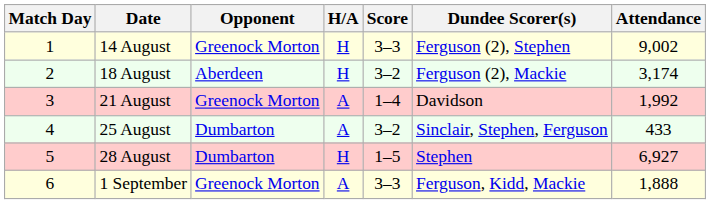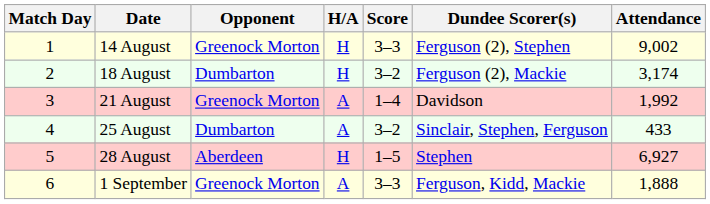(229, 73) Aberdeen -> (235, 73) Dumbarton
(235, 156) Dumbarton -> (229, 156) Aberdeen
